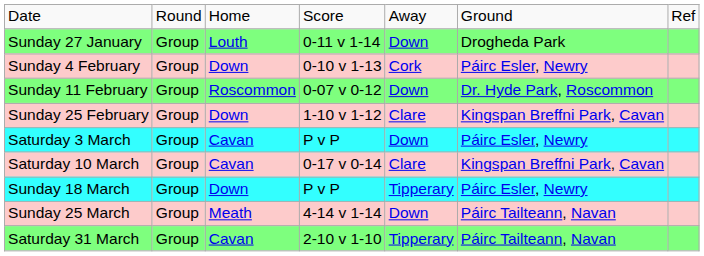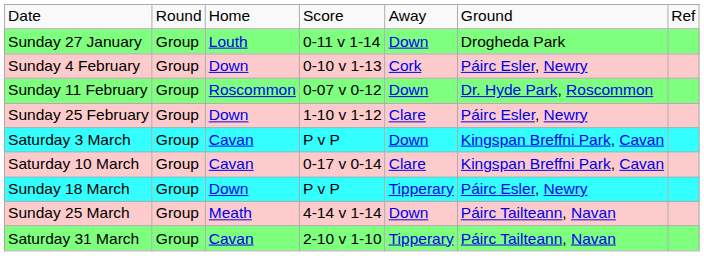(562, 115) Kingspan Breffni Park, Cavan -> (524, 115) Páirc Esler, Newry
(524, 139) Páirc Esler, Newry -> (562, 139) Kingspan Breffni Park, Cavan
